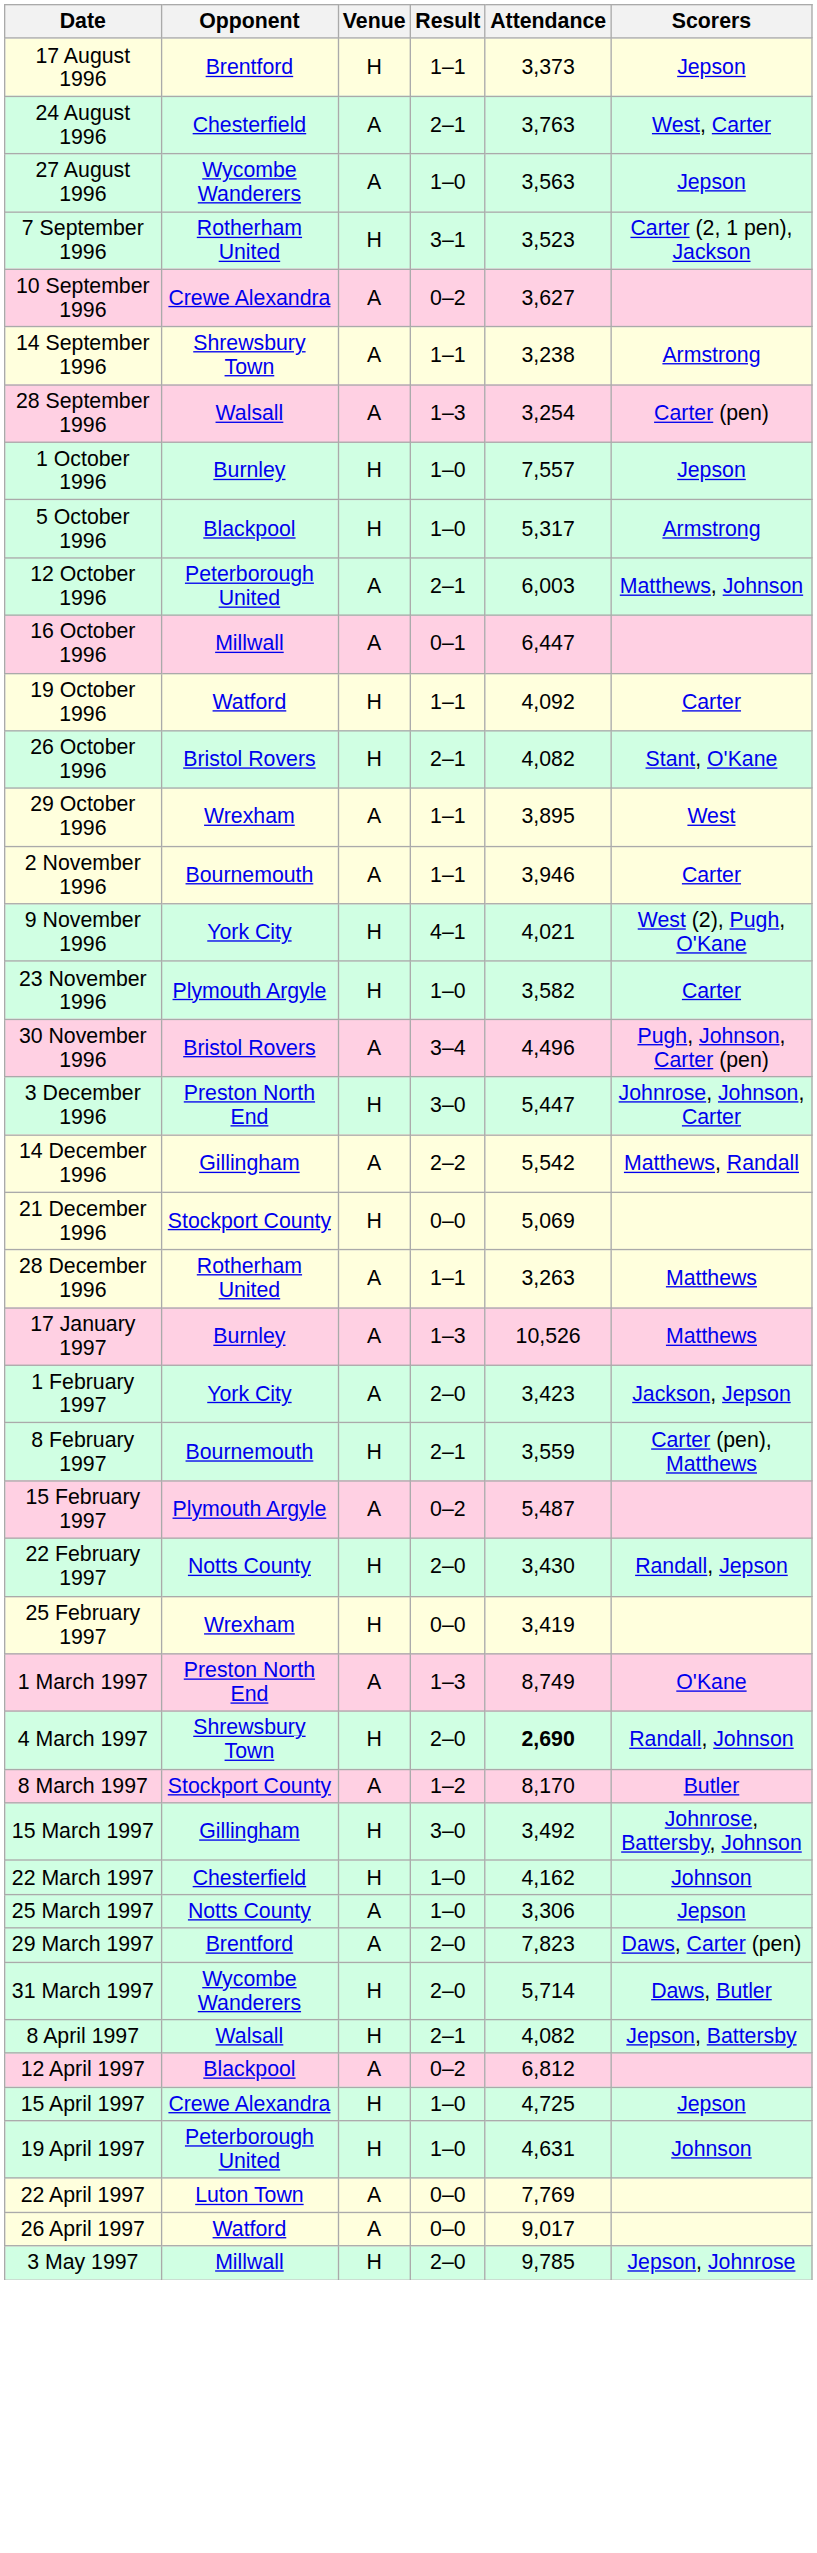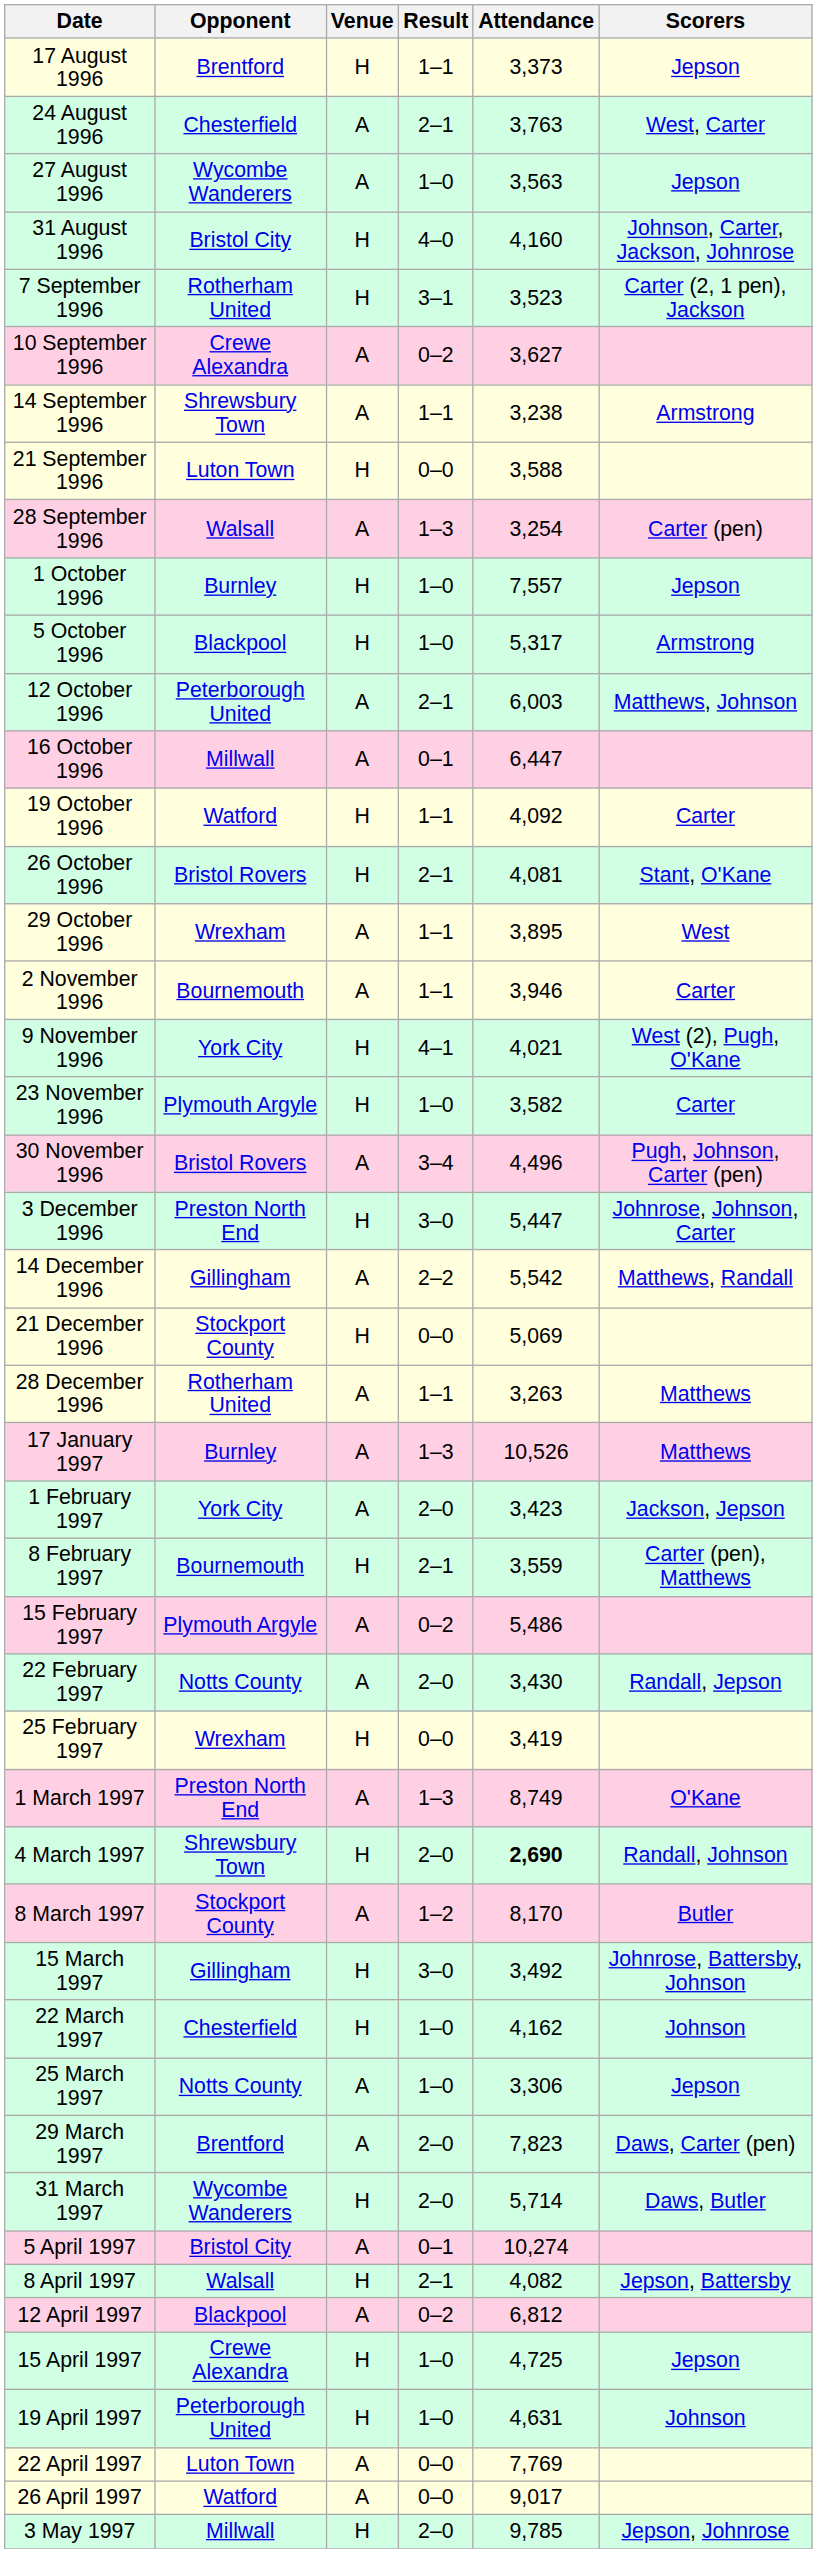+ row: (80, 240)
+ row: (80, 470)
(548, 759) 4,082 -> (536, 874) 4,081
(548, 1509) 5,487 -> (536, 1624) 5,486
(374, 1567) H -> (362, 1682) A
+ row: (80, 2247)
